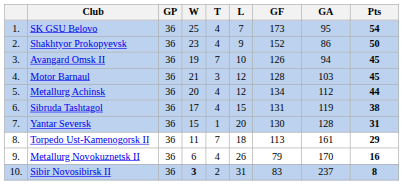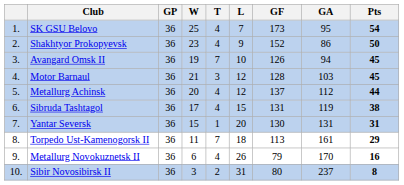(277, 92) 134 -> (277, 92) 137
(326, 124) 128 -> (326, 124) 131
(194, 172) bold -> (194, 172) normal
(277, 172) 83 -> (277, 172) 80
